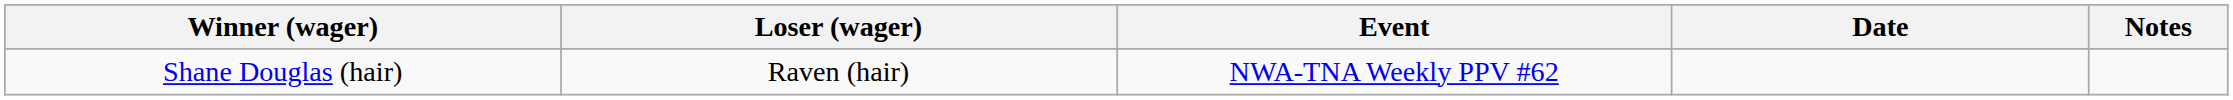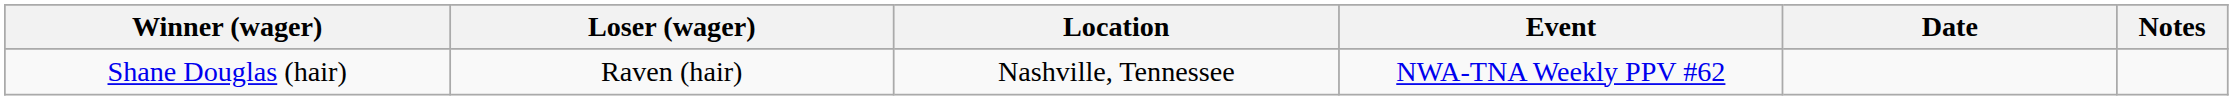+ column: (1116, 26)
